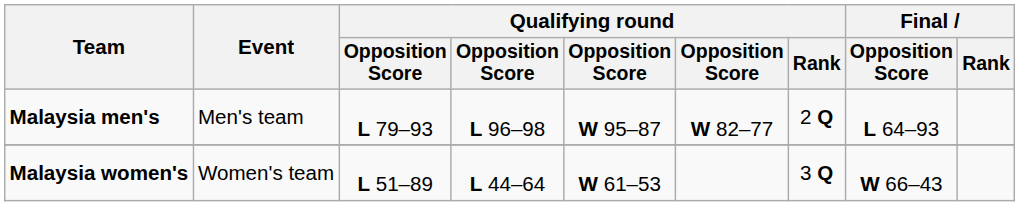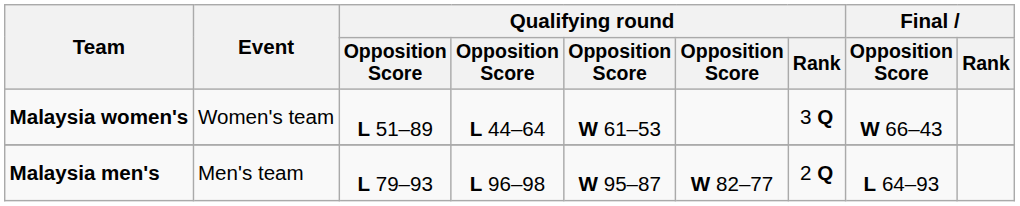rows swapped: (85, 117) <-> (99, 173)
